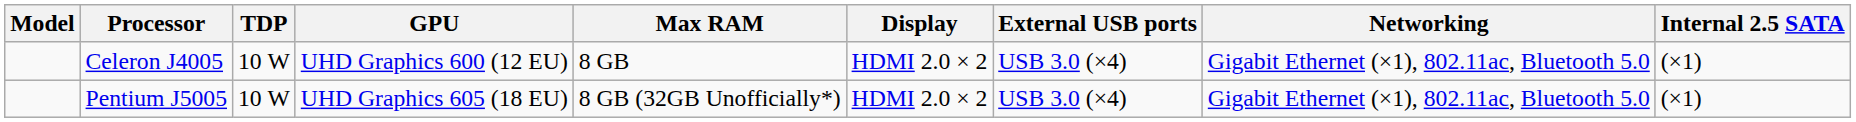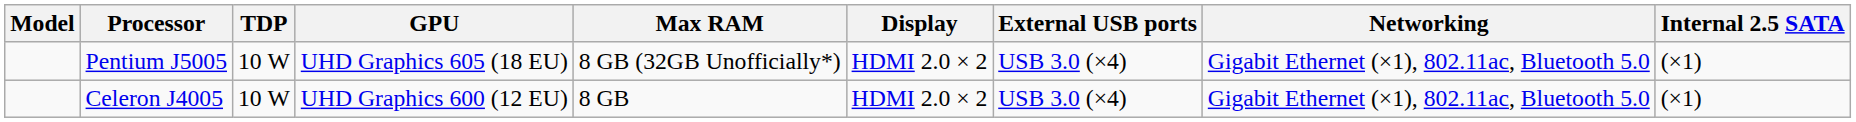rows swapped: (156, 98) <-> (154, 60)
